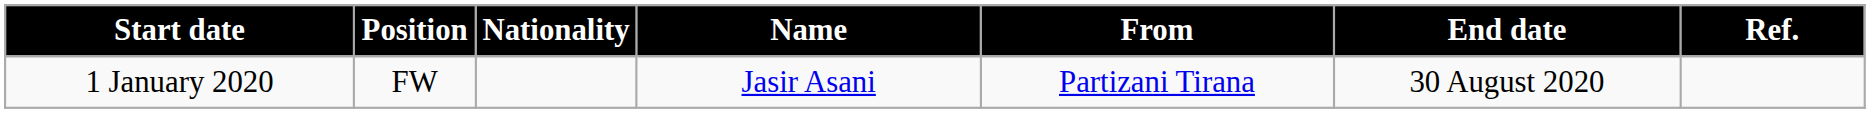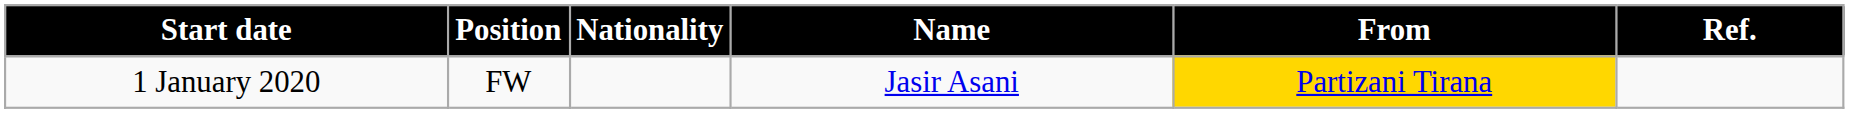- column: (1507, 30)
(1157, 81) no background -> (1394, 81) gold background
